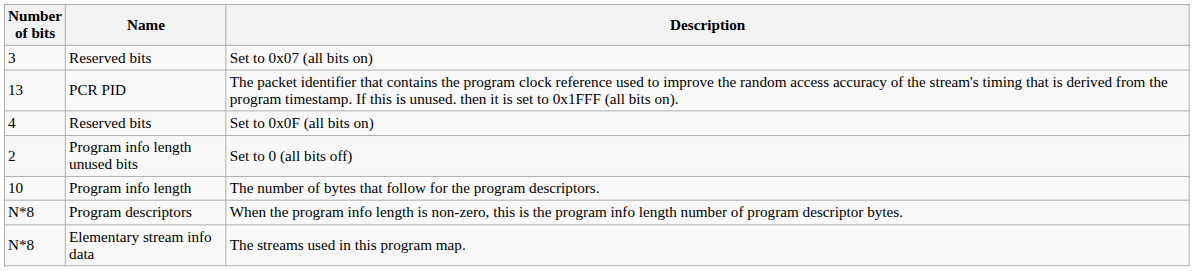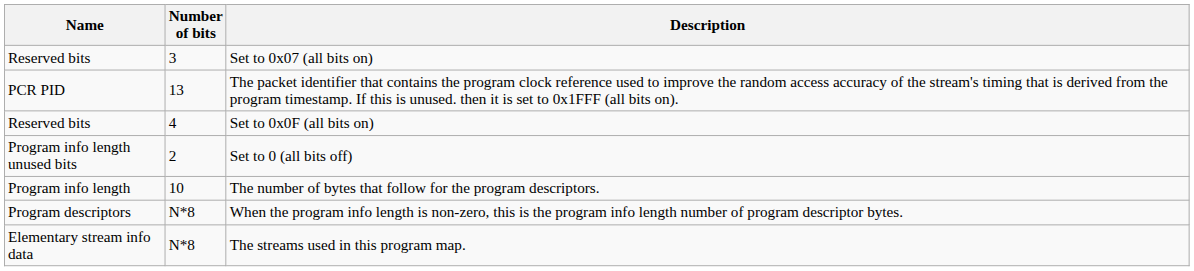columns swapped: (146, 25) <-> (35, 25)
